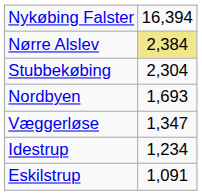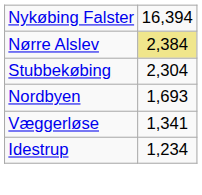(167, 123) 1,347 -> (167, 123) 1,341
- row: (44, 176)
